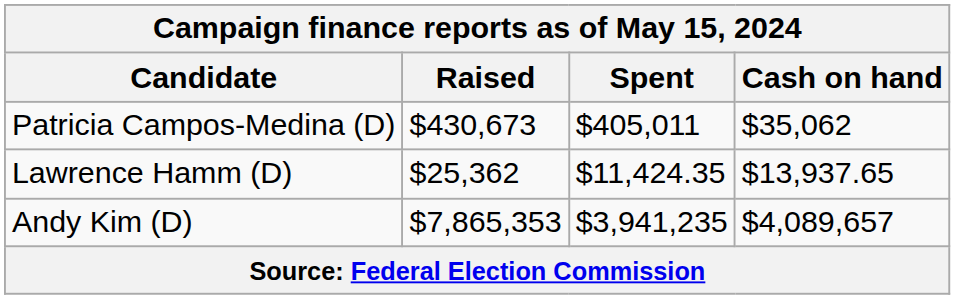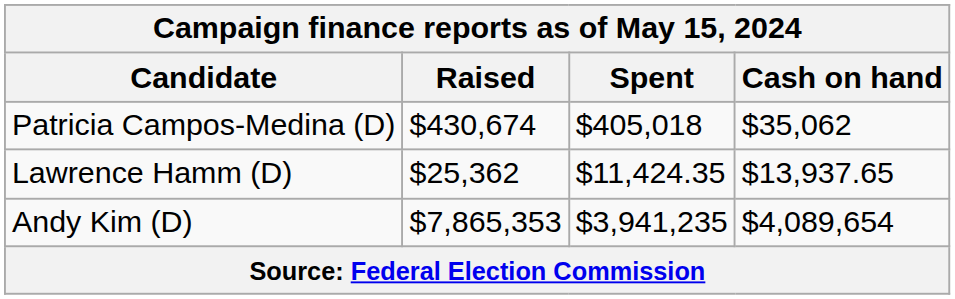(473, 125) $430,673 -> (473, 125) $430,674
(638, 125) $405,011 -> (639, 125) $405,018
(818, 221) $4,089,657 -> (818, 221) $4,089,654
